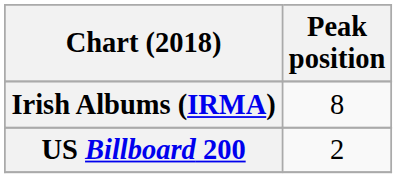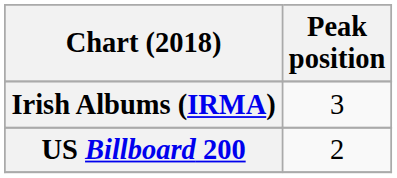(337, 104) 8 -> (337, 104) 3
